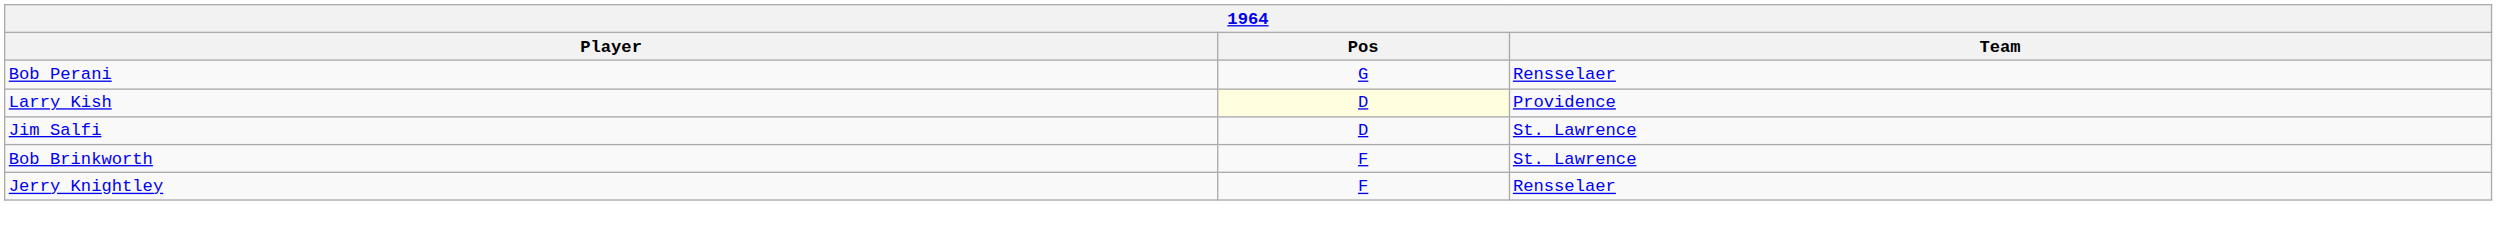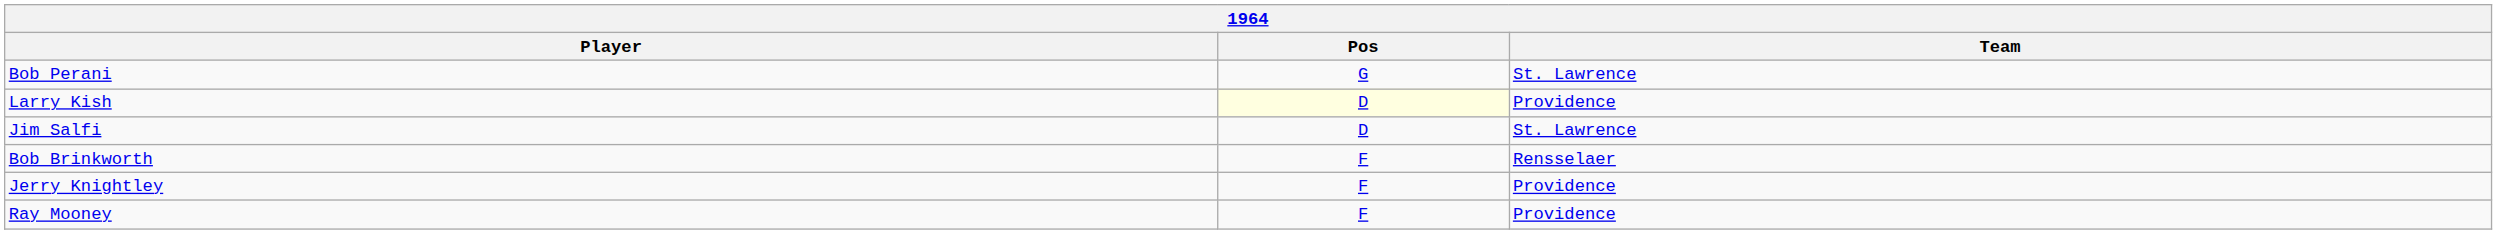(1564, 75) Rensselaer -> (1575, 75) St. Lawrence
(1575, 158) St. Lawrence -> (1564, 158) Rensselaer
(1564, 186) Rensselaer -> (1564, 186) Providence
+ row: (60, 214)
